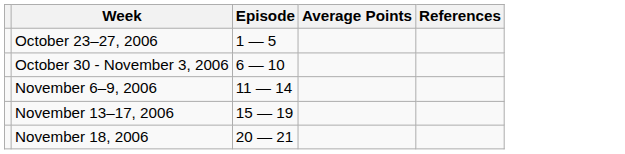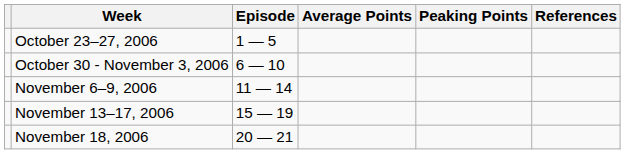+ column: (473, 16)
